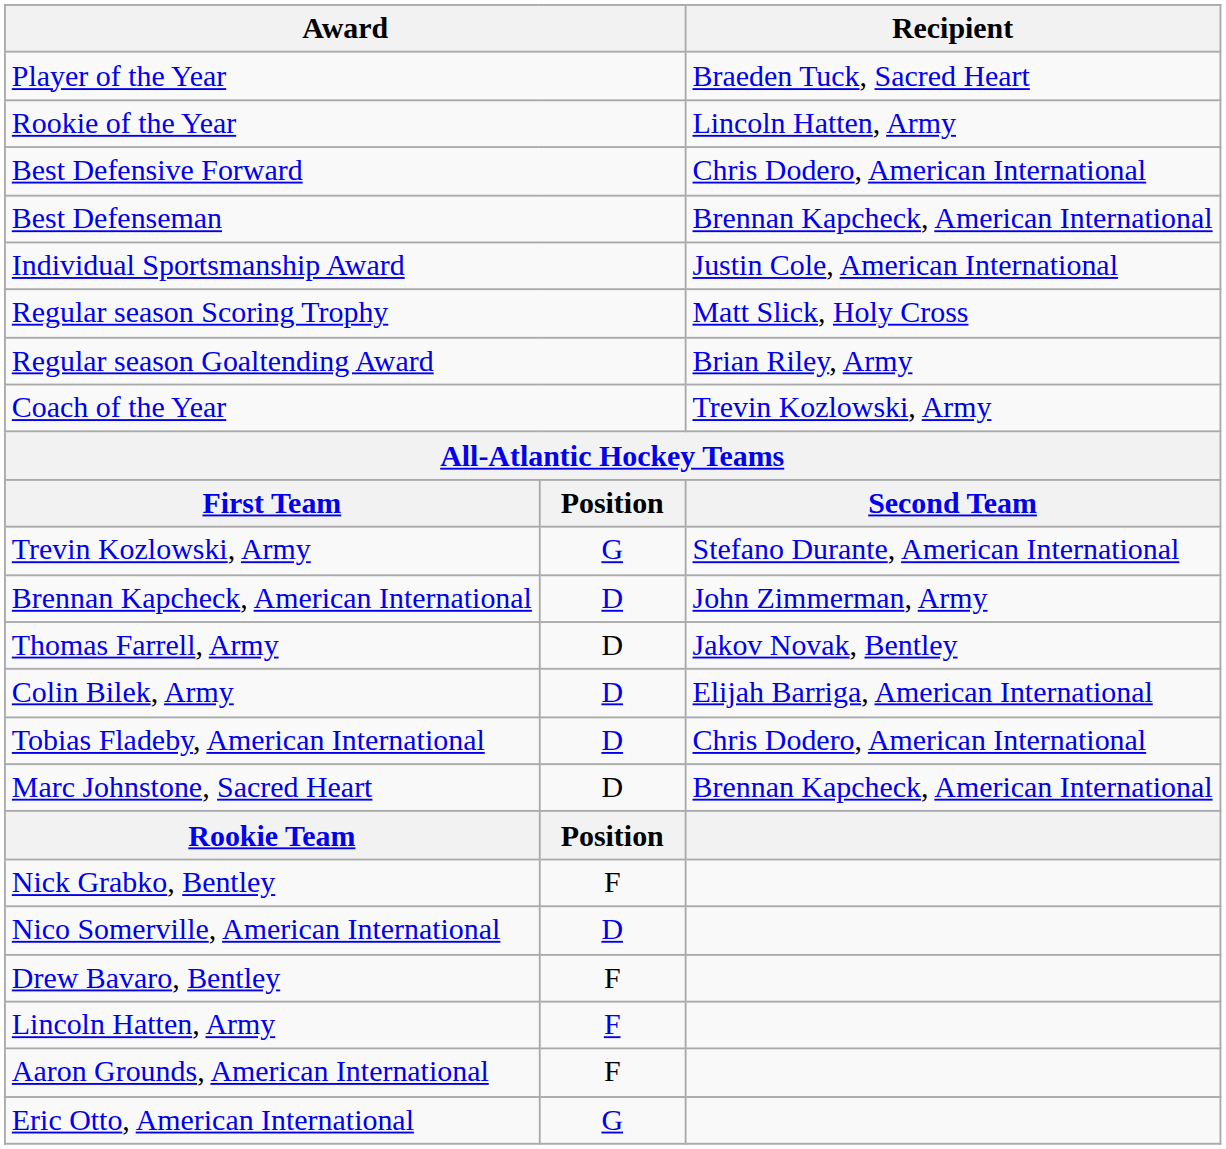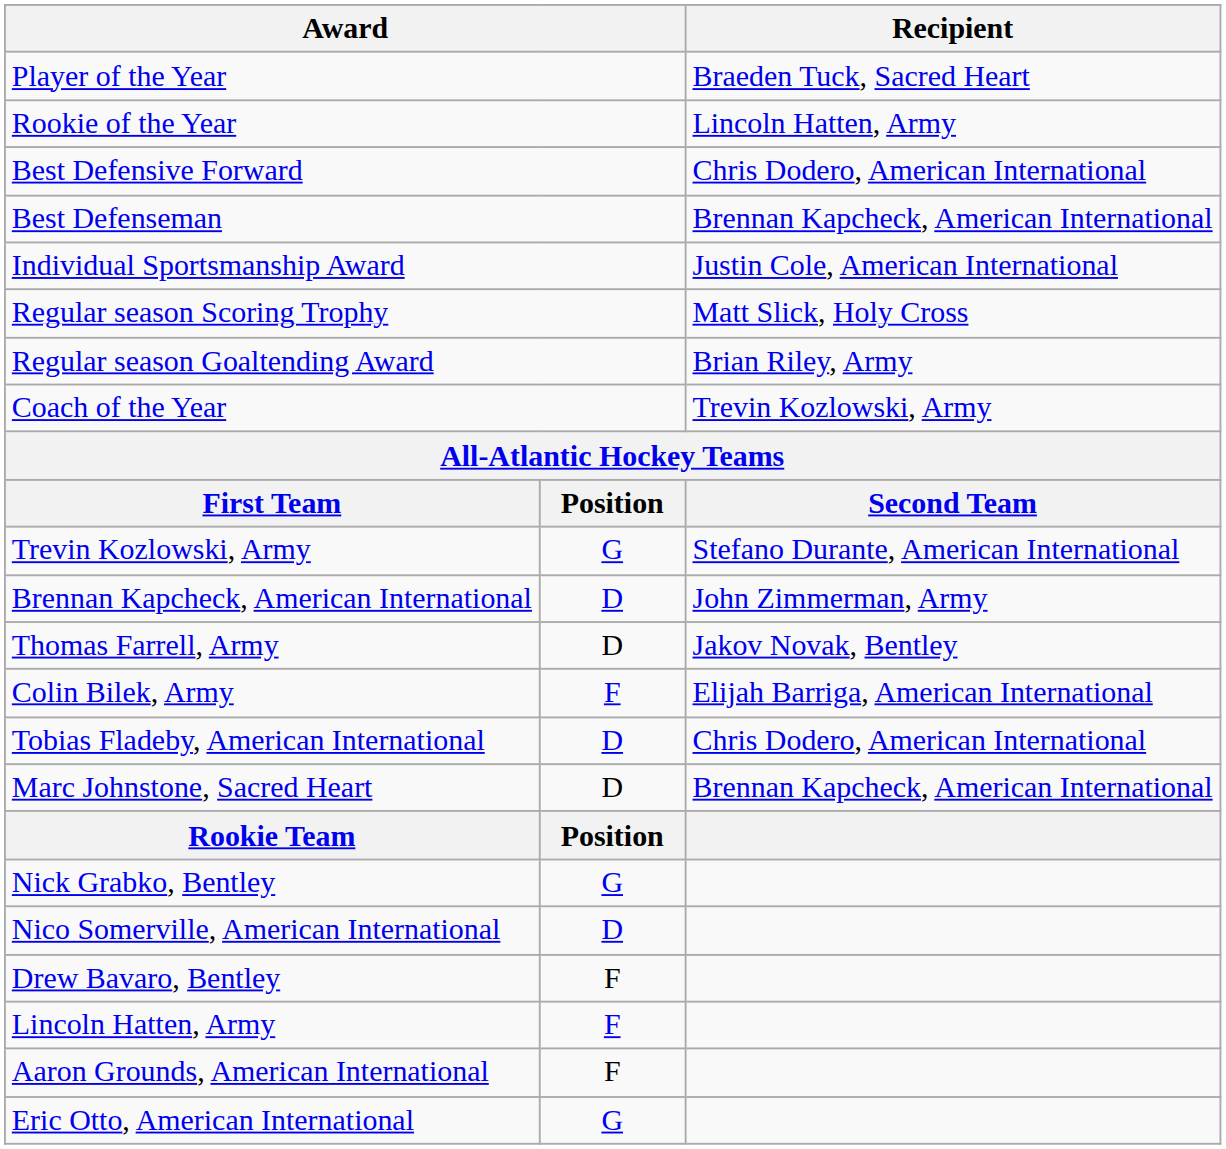(612, 692) D -> (612, 692) F
(612, 882) F -> (612, 882) G
